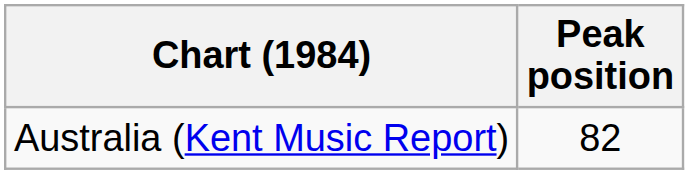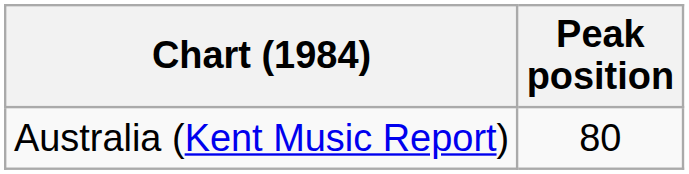(600, 137) 82 -> (600, 137) 80
